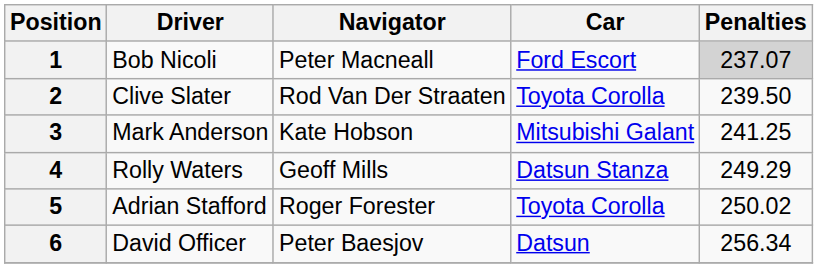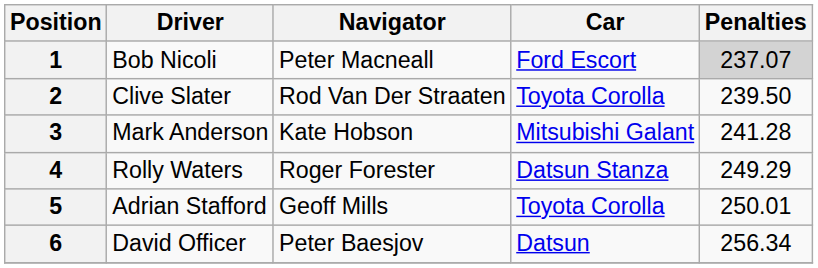(756, 133) 241.25 -> (756, 133) 241.28
(334, 170) Geoff Mills -> (357, 170) Roger Forester
(357, 206) Roger Forester -> (334, 206) Geoff Mills
(756, 206) 250.02 -> (756, 206) 250.01
